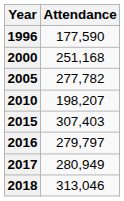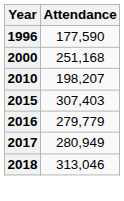- row: (22, 79)
(80, 143) 279,797 -> (80, 121) 279,779
